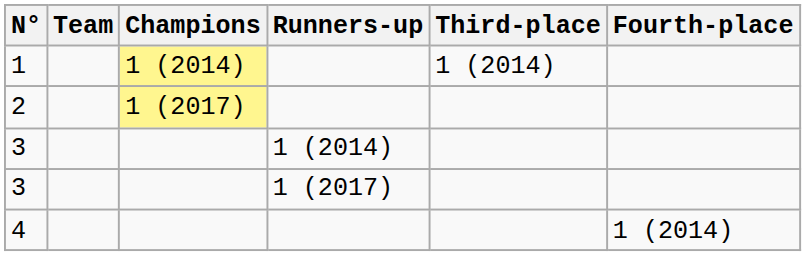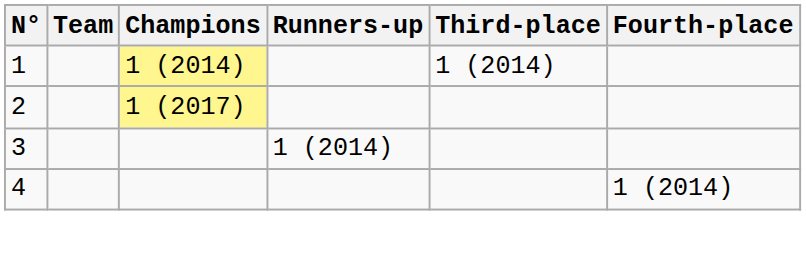- row: (18, 189)
